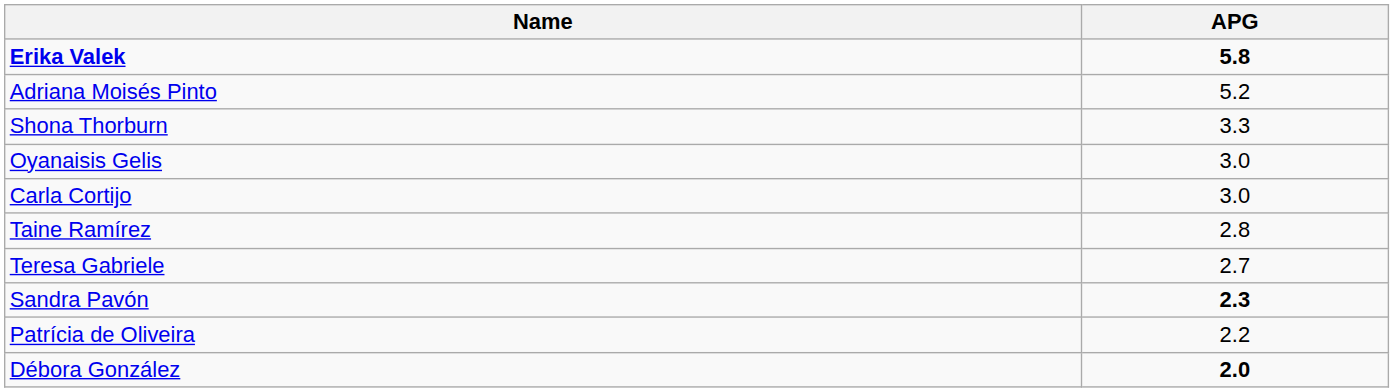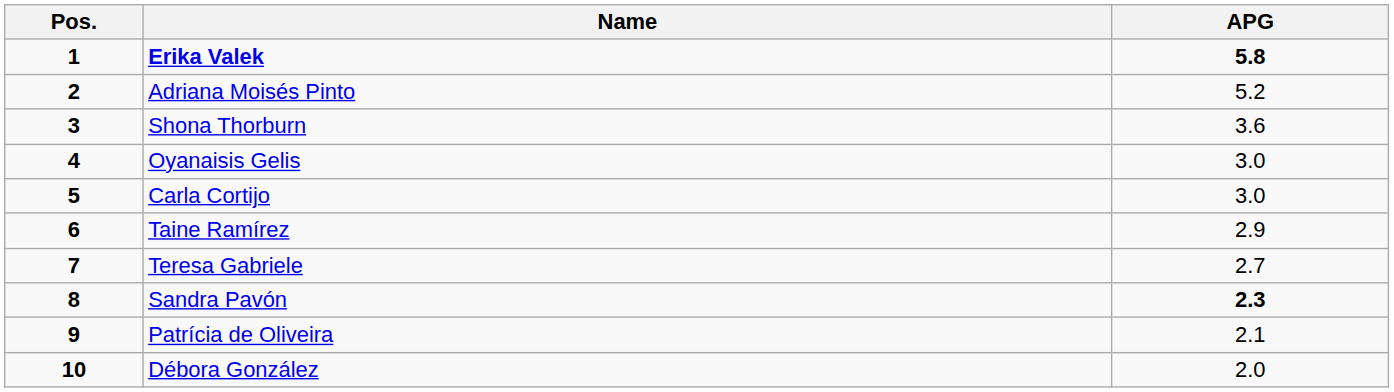+ column: (74, 21)
(1235, 126) 3.3 -> (1250, 126) 3.6
(1235, 230) 2.8 -> (1250, 230) 2.9
(1235, 334) 2.2 -> (1250, 334) 2.1
(1235, 369) bold -> (1250, 369) normal
